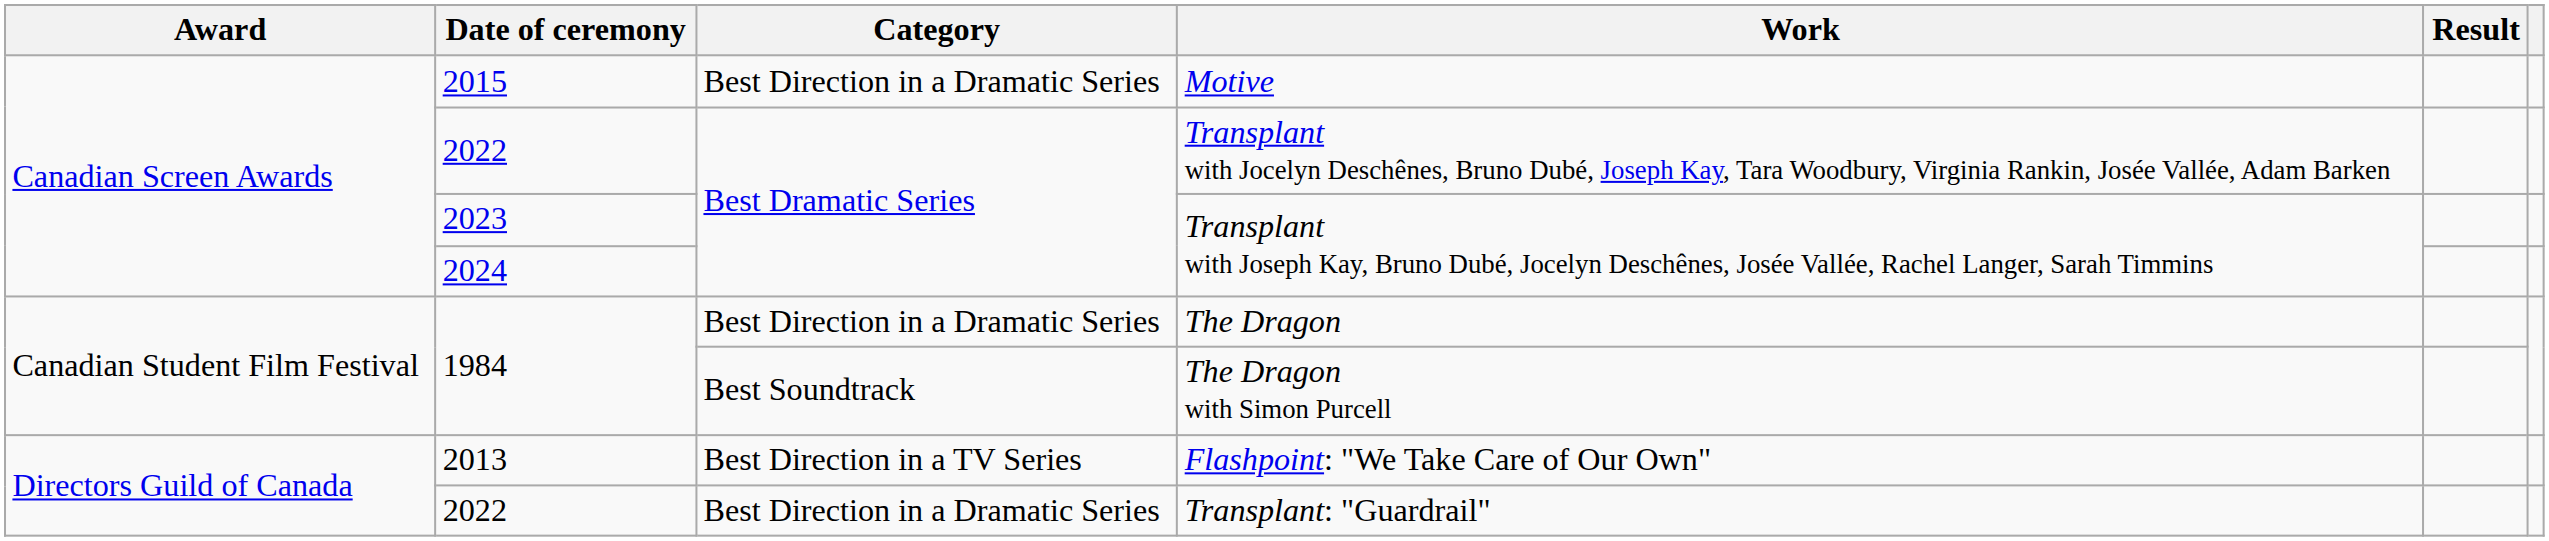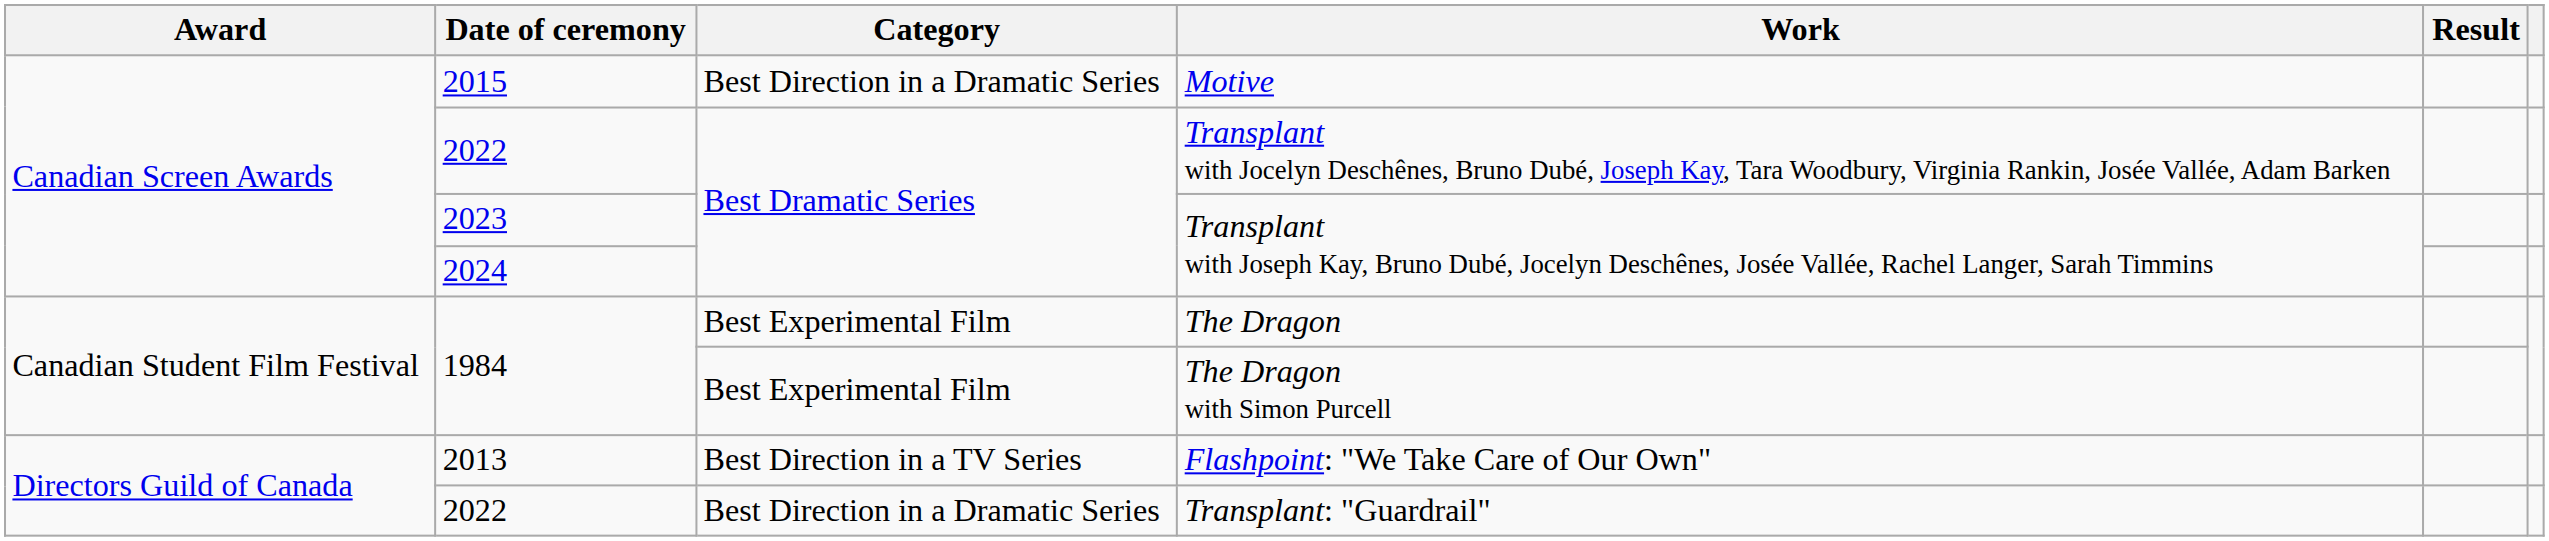(932, 321) Best Direction in a Dramatic Series -> (857, 321) Best Experimental Film
(809, 390) Best Soundtrack -> (857, 390) Best Experimental Film
